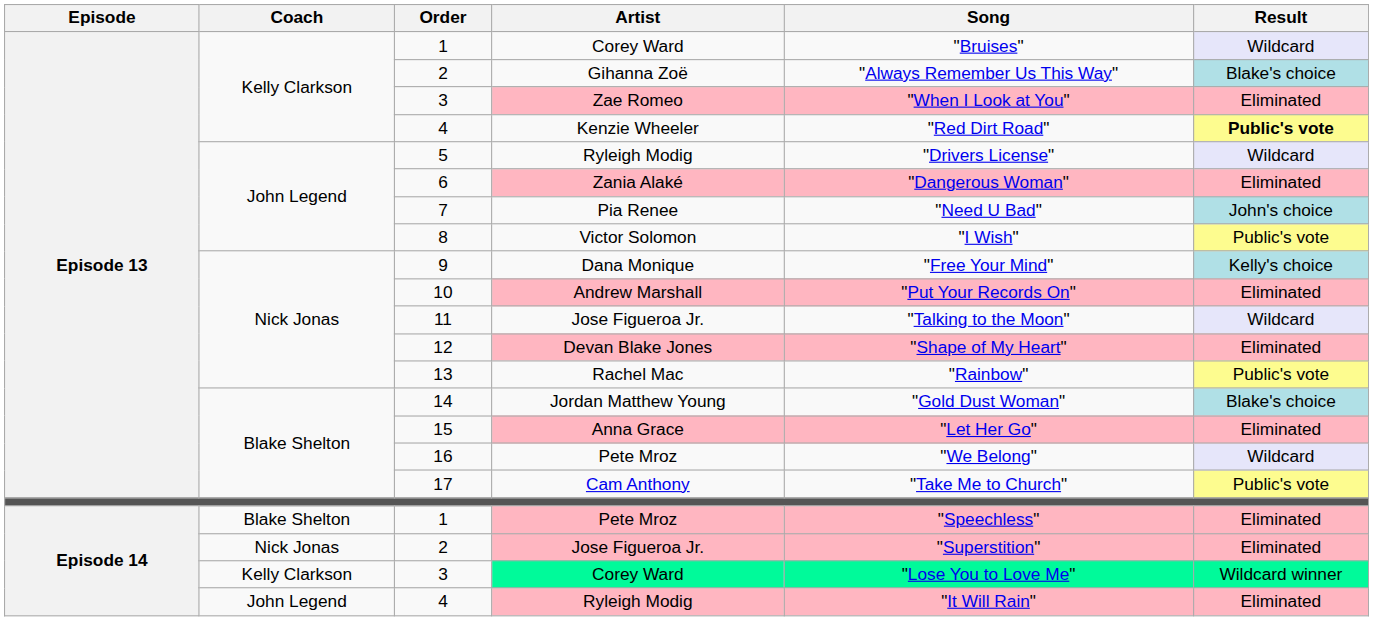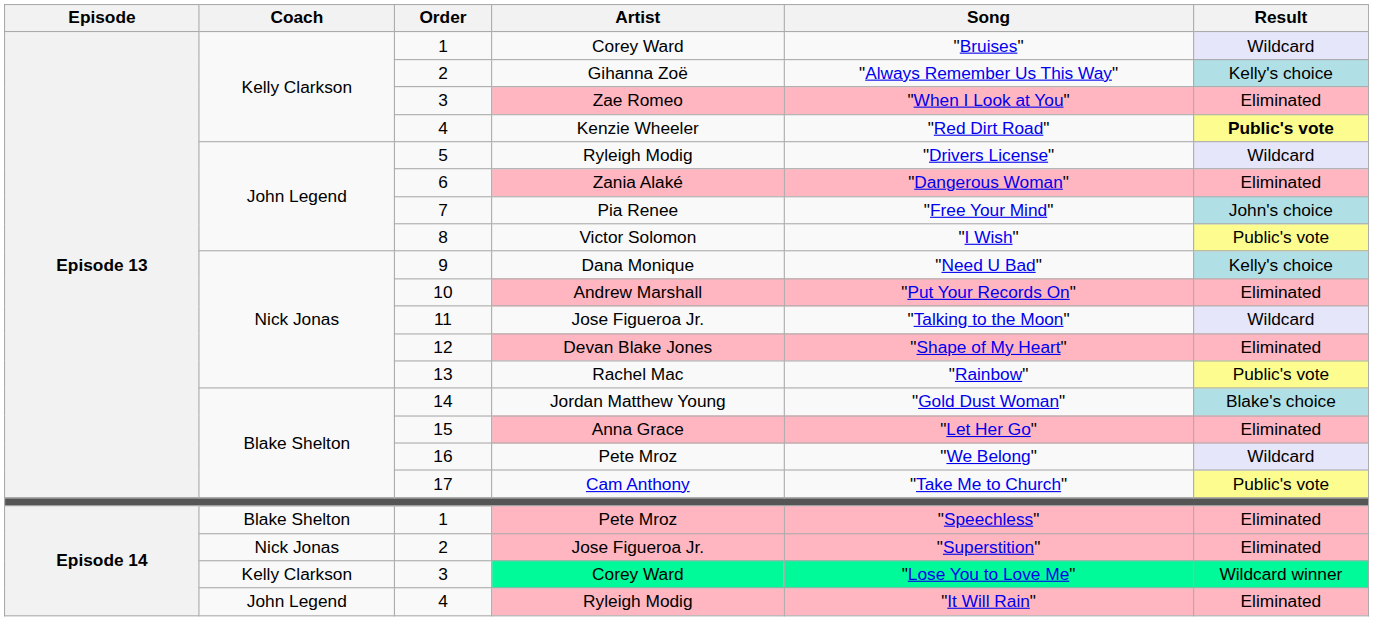(1281, 73) Blake's choice -> (1281, 73) Kelly's choice
(989, 210) "Need U Bad" -> (989, 210) "Free Your Mind"
(989, 264) "Free Your Mind" -> (989, 264) "Need U Bad"
